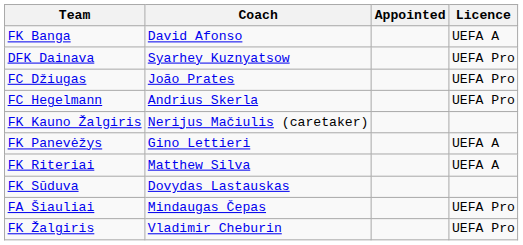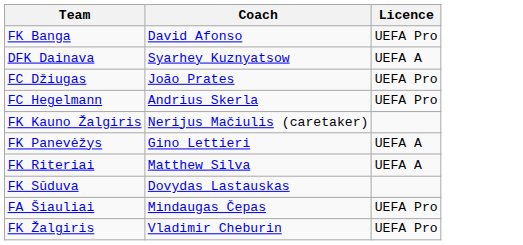- column: (410, 15)
(476, 37) UEFA A -> (406, 37) UEFA Pro
(483, 58) UEFA Pro -> (398, 58) UEFA A
